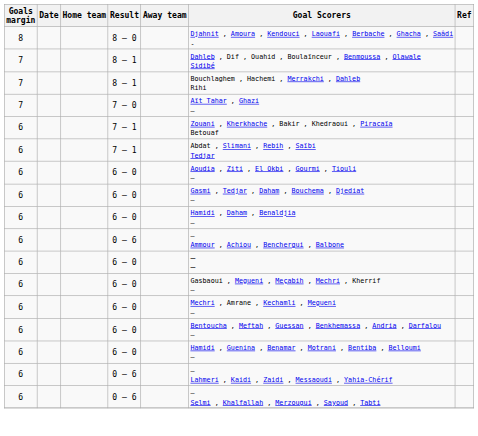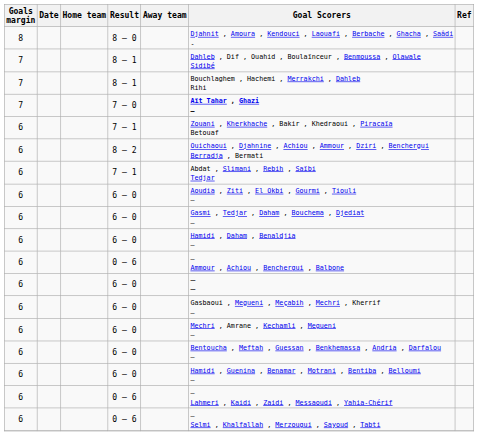(225, 106) normal -> (225, 105) bold
+ row: (21, 150)
